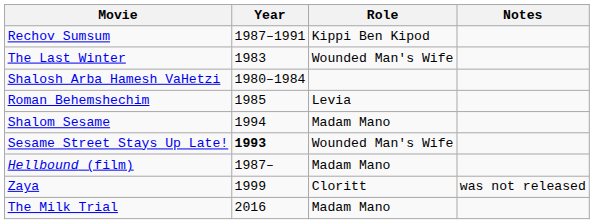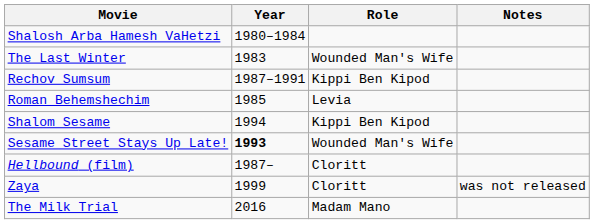rows swapped: (114, 79) <-> (59, 37)
(351, 122) Madam Mano -> (371, 122) Kippi Ben Kipod
(351, 165) Madam Mano -> (339, 165) Cloritt
